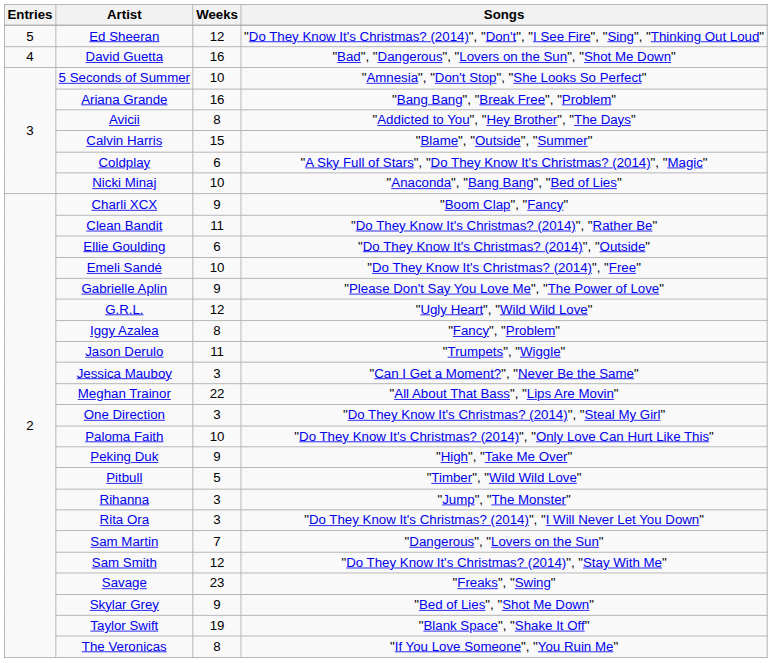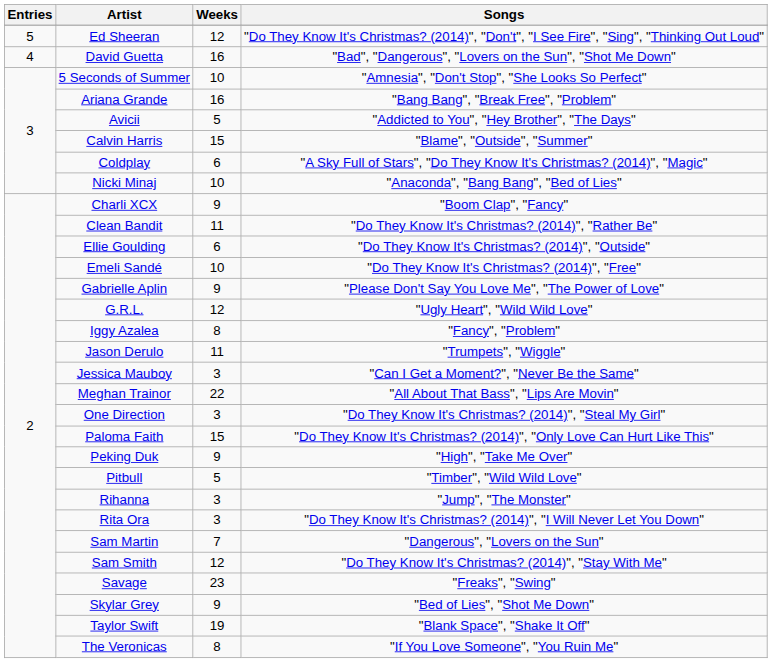(217, 120) 8 -> (217, 120) 5
(217, 436) 10 -> (217, 436) 15
